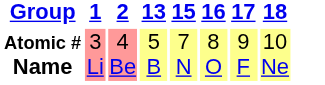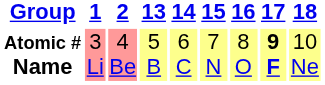+ column: (184, 12)
(243, 54) normal -> (273, 54) bold
